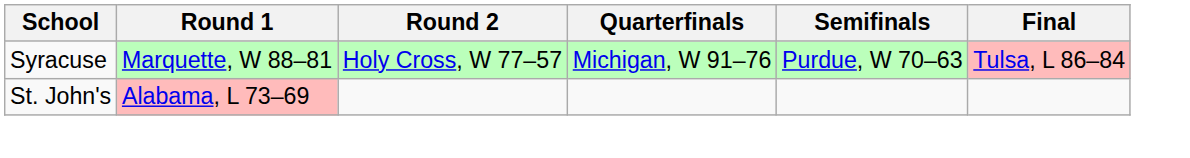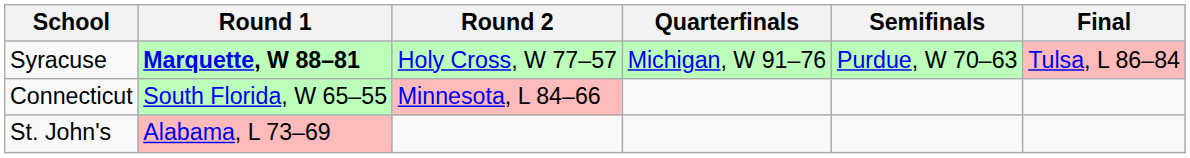(227, 59) normal -> (252, 59) bold
+ row: (71, 96)
